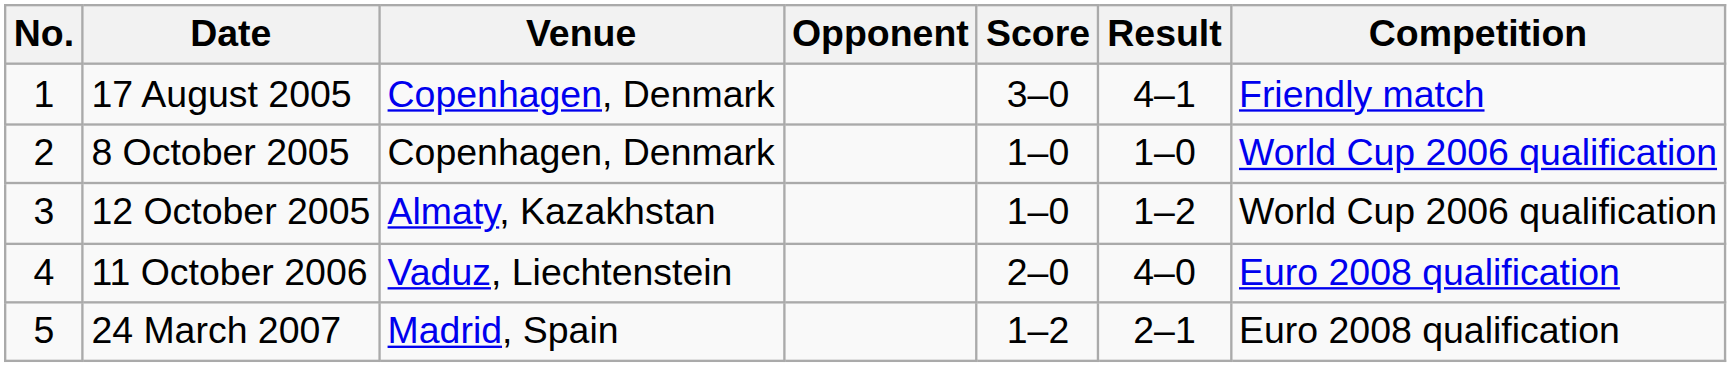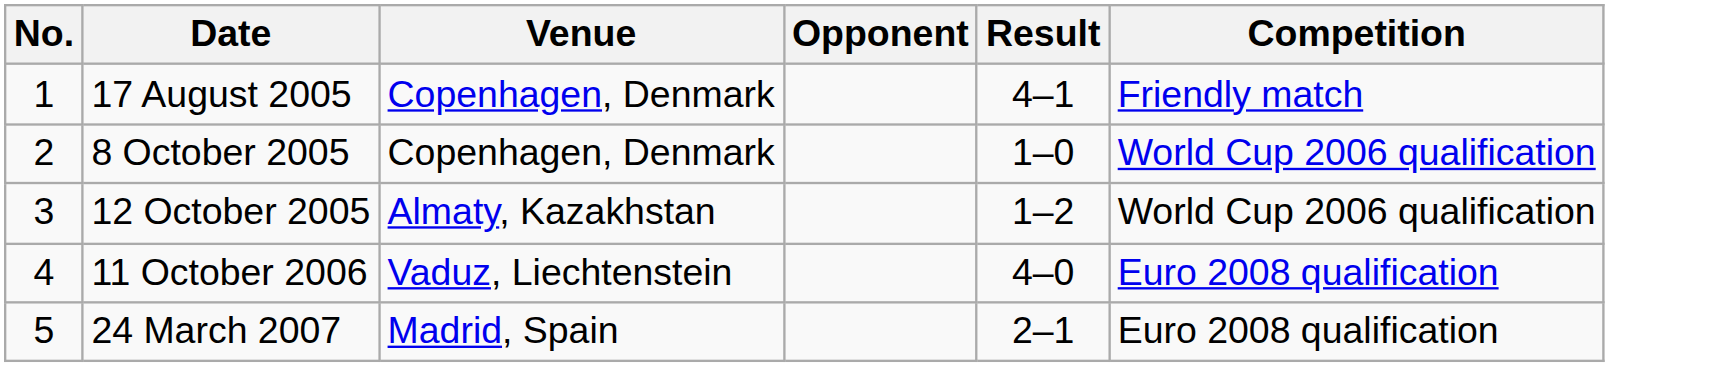- column: (1038, 34)
